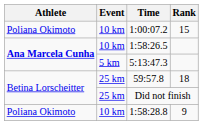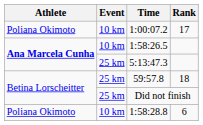(184, 29) 15 -> (184, 29) 17
(109, 63) 5 km -> (112, 63) 25 km
(184, 112) 9 -> (184, 112) 6
